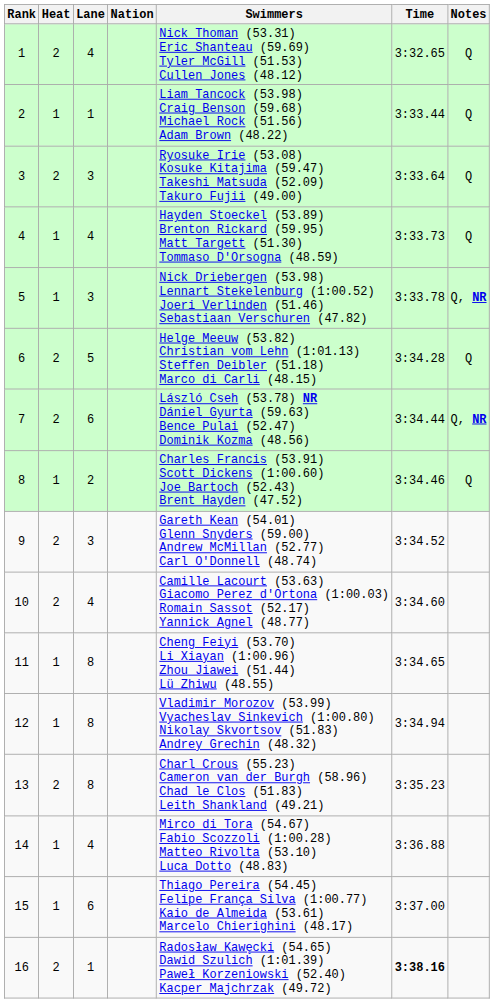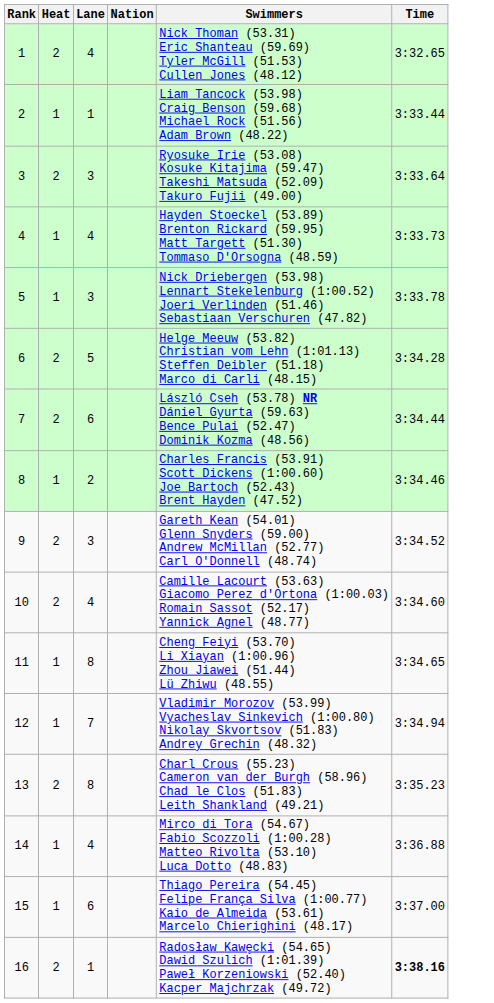- column: (469, 14)
(90, 724) 8 -> (90, 724) 7
